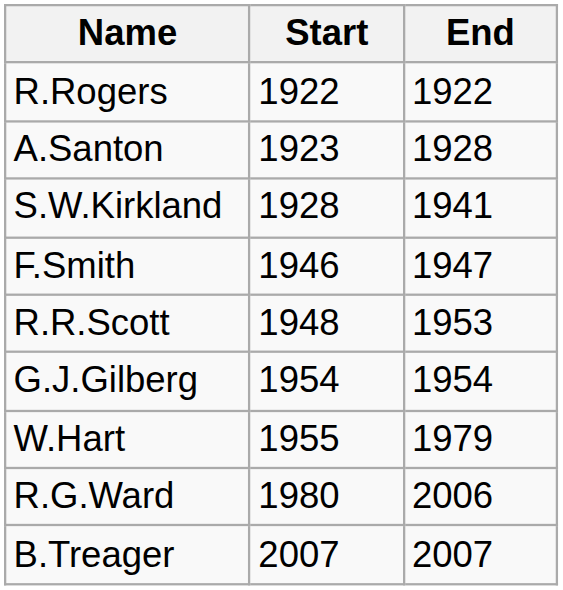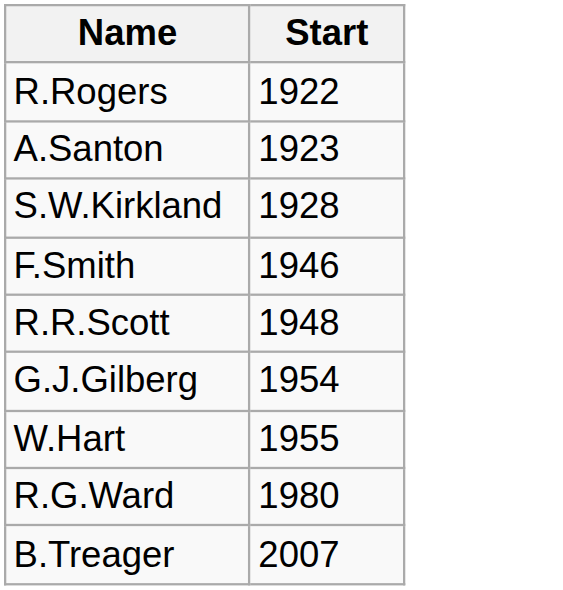- column: (480, 33)
